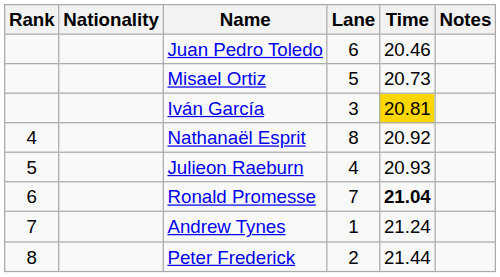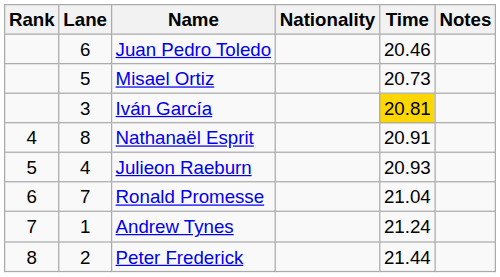columns swapped: (353, 20) <-> (111, 20)
(407, 138) 20.92 -> (407, 138) 20.91
(407, 197) bold -> (407, 197) normal
